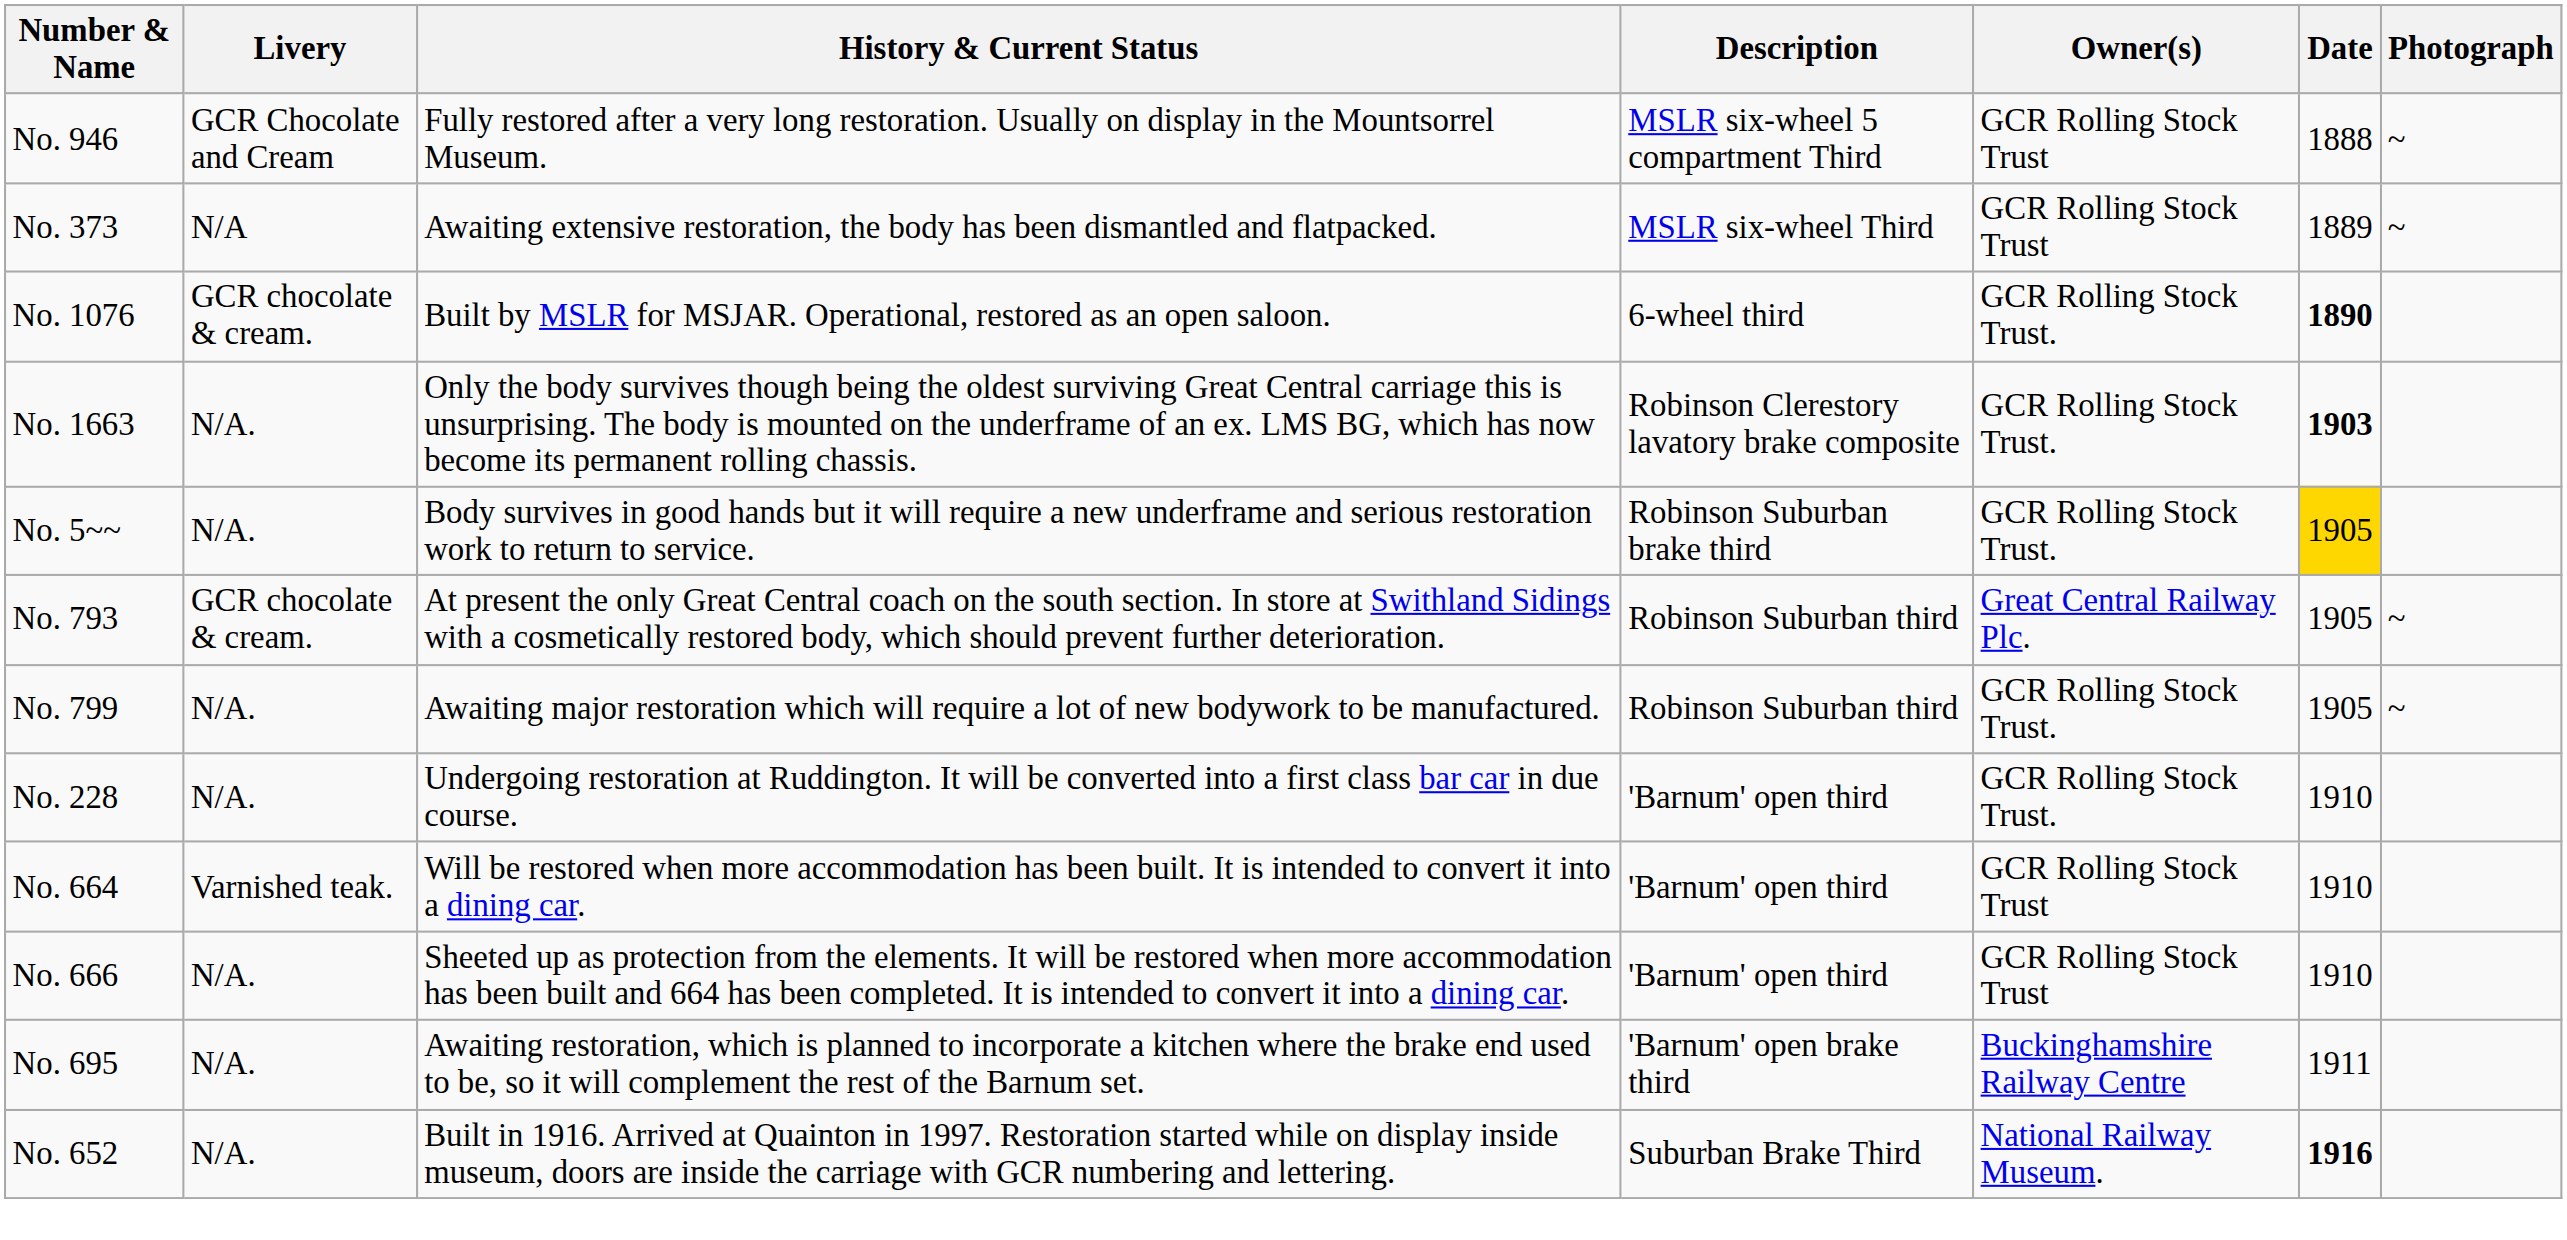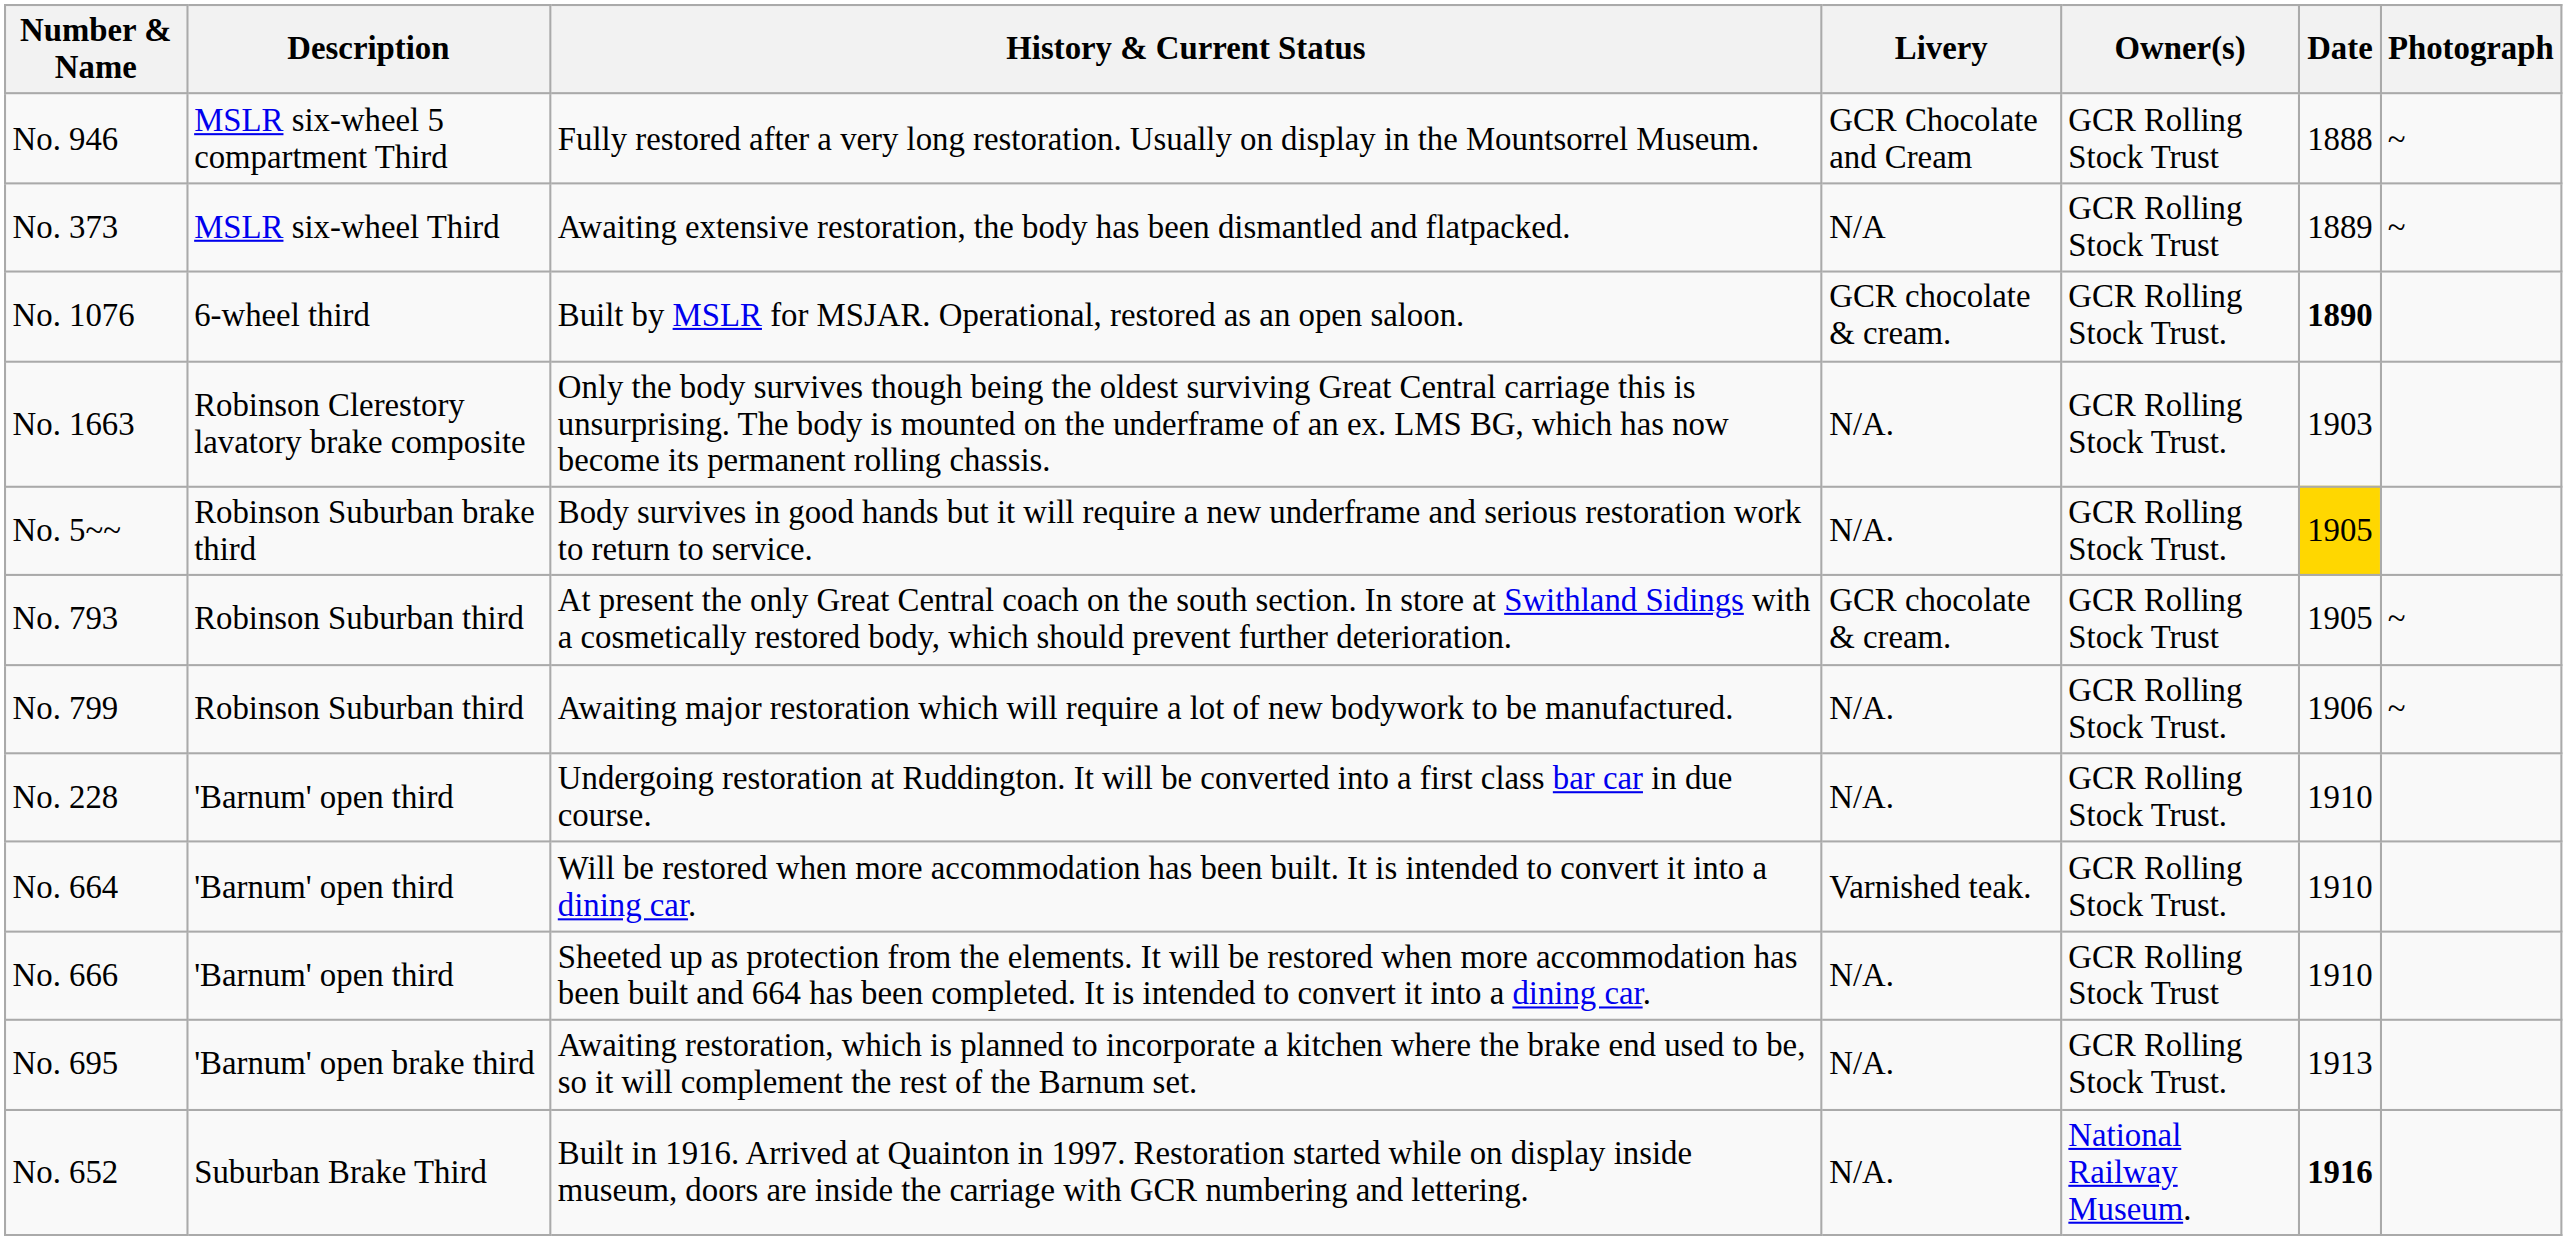columns swapped: (1797, 48) <-> (300, 48)
(2340, 423) bold -> (2340, 423) normal
(2128, 619) Great Central Railway Plc. -> (2155, 619) GCR Rolling Stock Trust
(2340, 708) 1905 -> (2340, 708) 1906
(2109, 886) GCR Rolling Stock Trust -> (2155, 886) GCR Rolling Stock Trust.
(2096, 1063) Buckinghamshire Railway Centre -> (2155, 1063) GCR Rolling Stock Trust.
(2339, 1063) 1911 -> (2340, 1063) 1913
